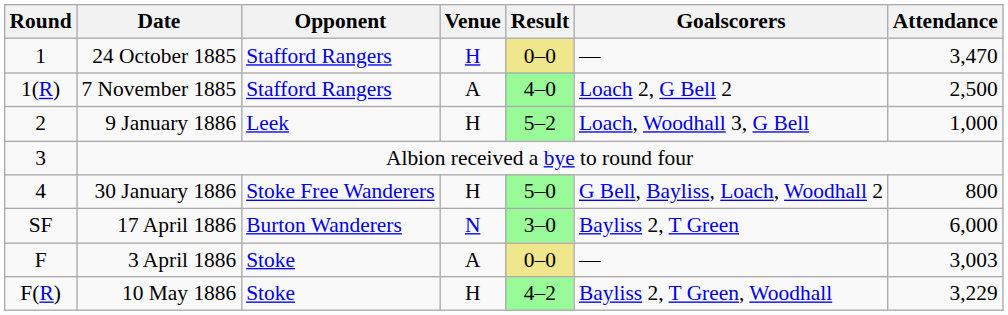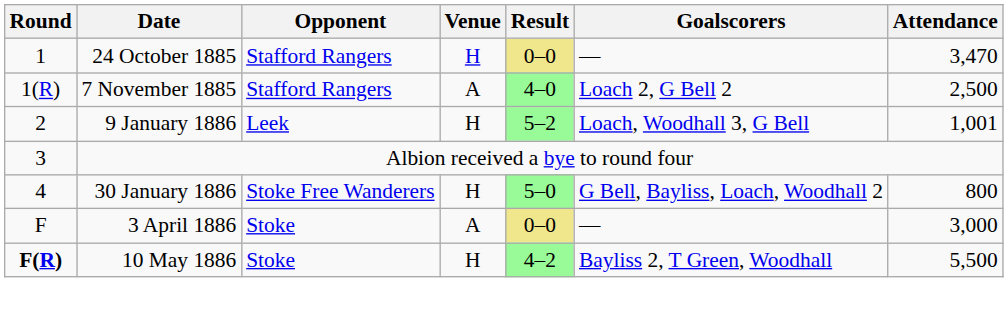(974, 123) 1,000 -> (974, 123) 1,001
- row: (177, 225)
(974, 259) 3,003 -> (974, 225) 3,000
(41, 293) normal -> (41, 259) bold
(974, 293) 3,229 -> (974, 259) 5,500
